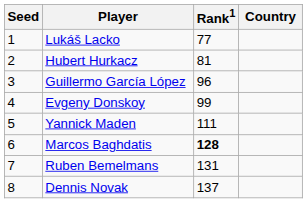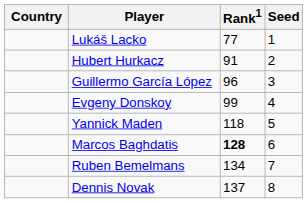columns swapped: (271, 16) <-> (23, 16)
(204, 60) 81 -> (230, 60) 91
(207, 123) 111 -> (234, 123) 118
(208, 166) 131 -> (234, 166) 134
